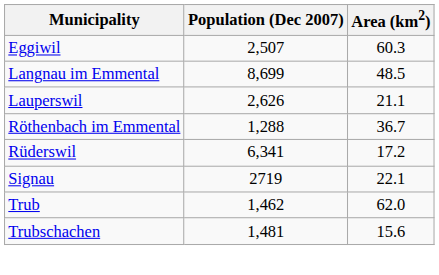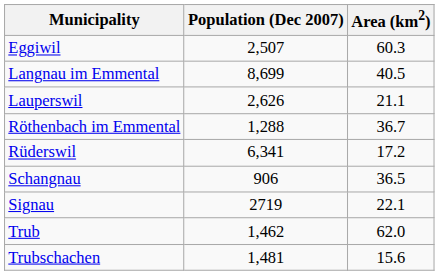(391, 74) 48.5 -> (391, 74) 40.5
+ row: (44, 178)
